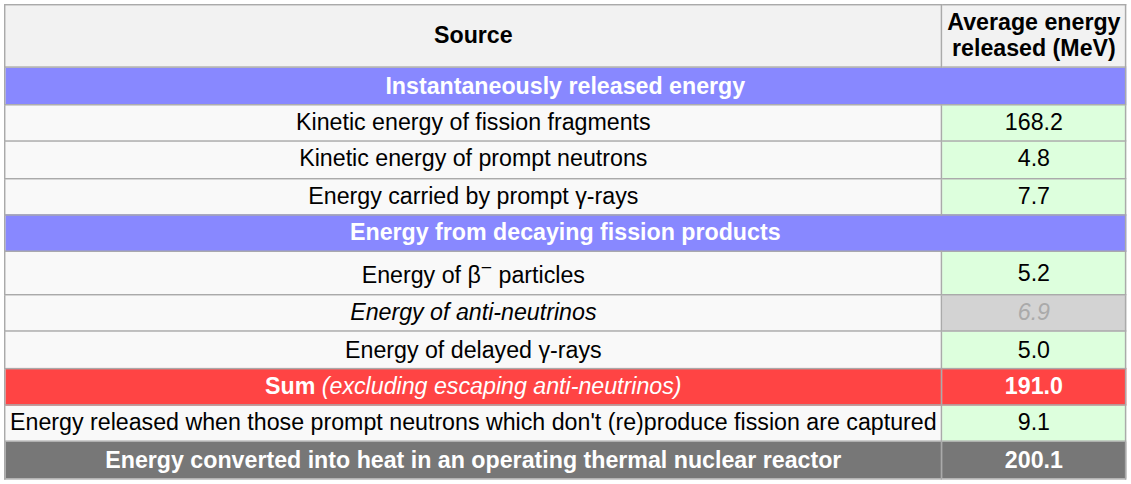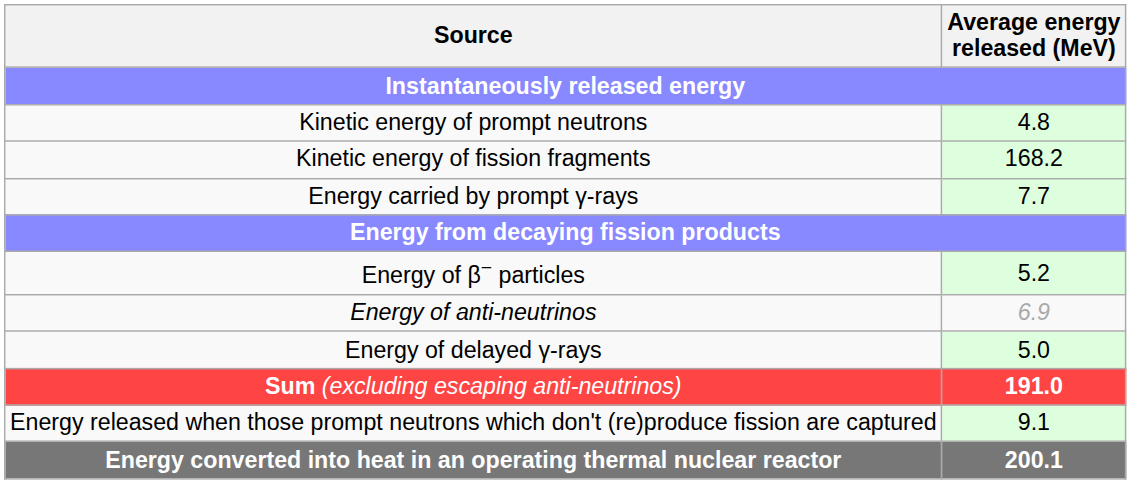rows swapped: (473, 122) <-> (473, 159)
(1034, 312) lightgrey background -> (1034, 312) no background
